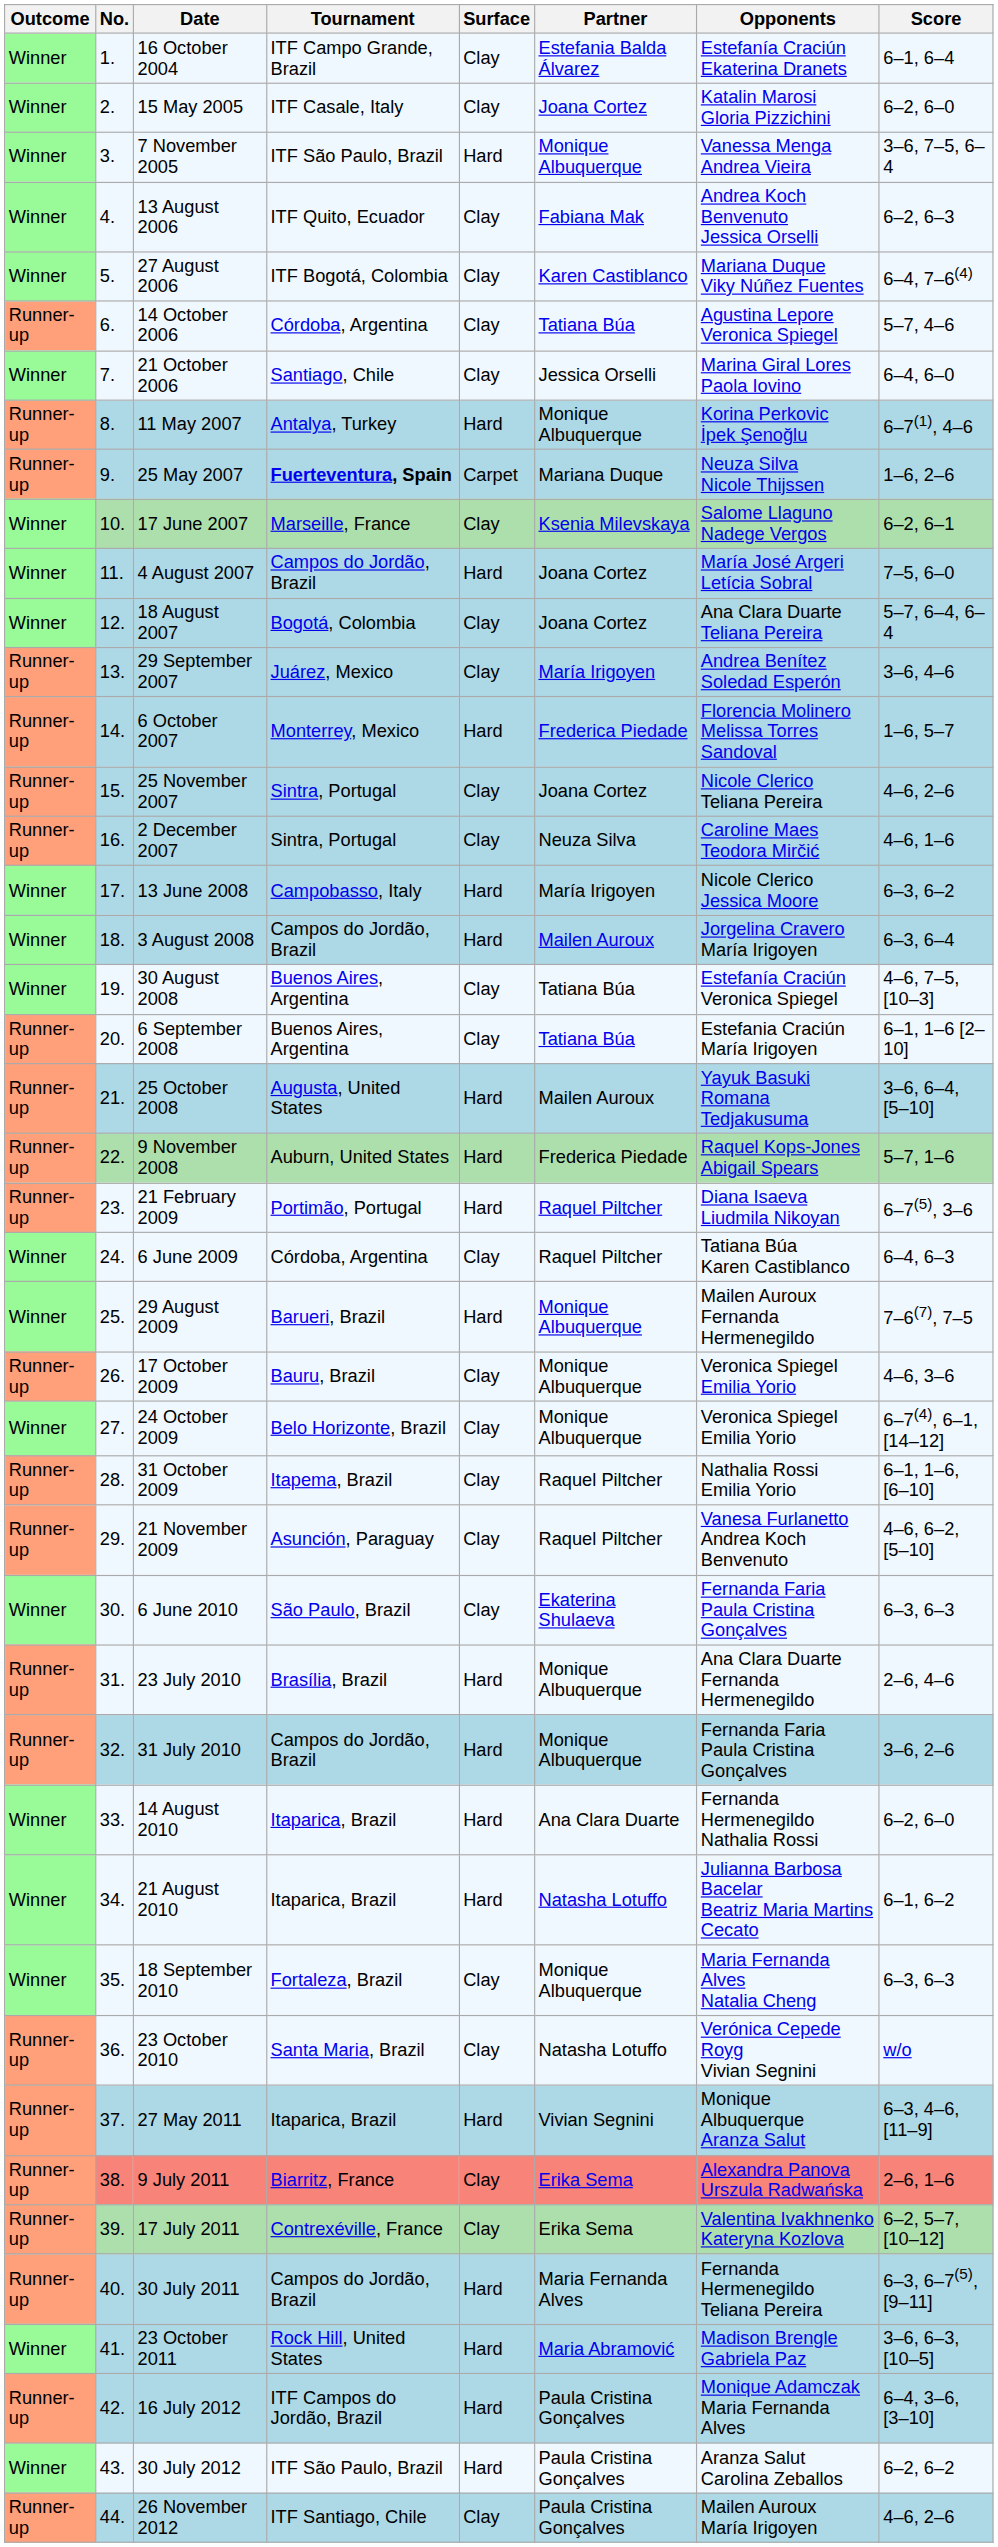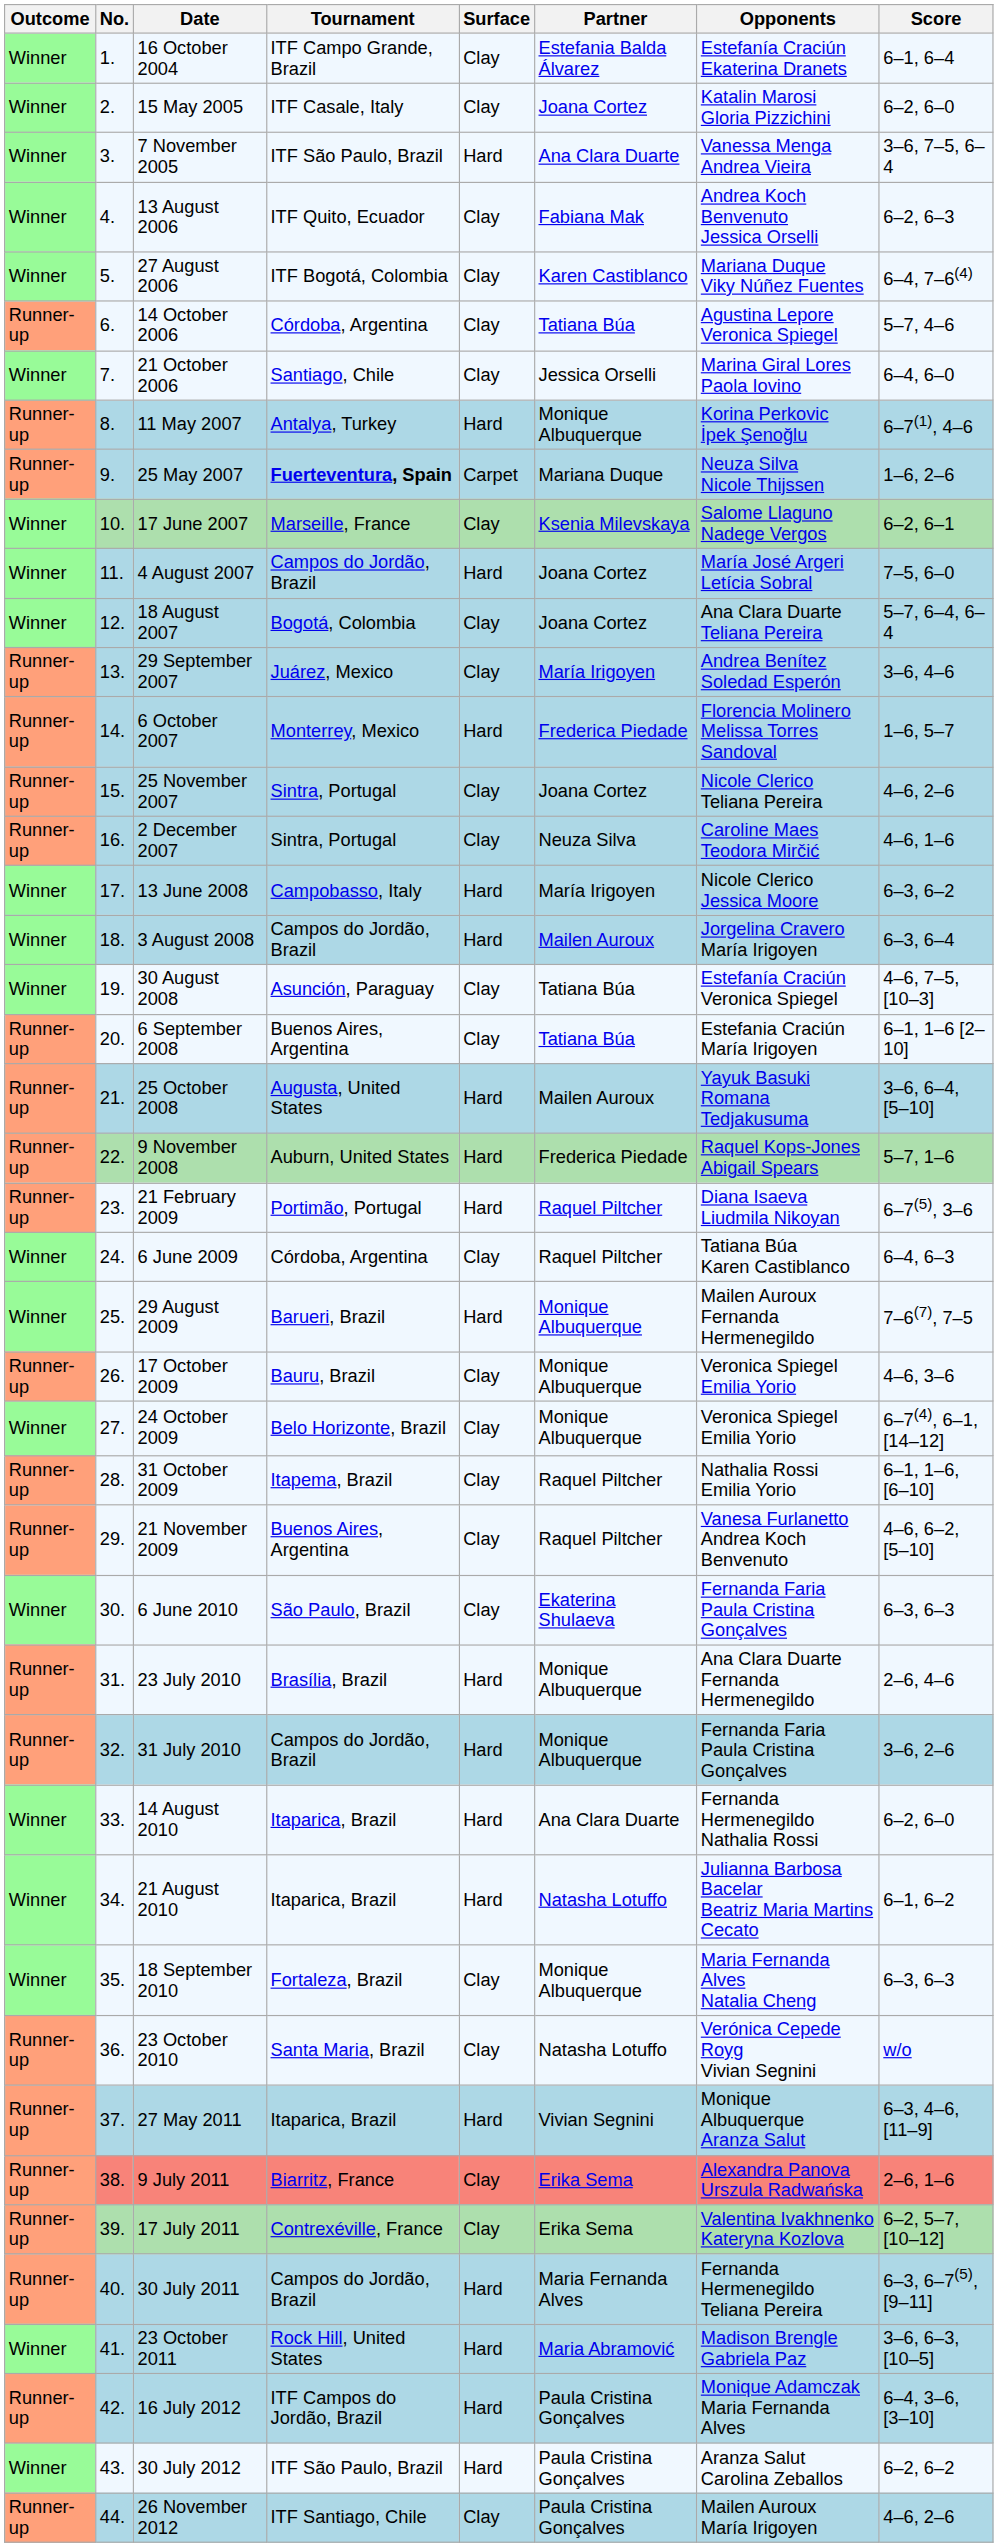(590, 157) Monique Albuquerque -> (609, 157) Ana Clara Duarte
(327, 989) Buenos Aires, Argentina -> (352, 989) Asunción, Paraguay
(352, 1539) Asunción, Paraguay -> (327, 1539) Buenos Aires, Argentina
